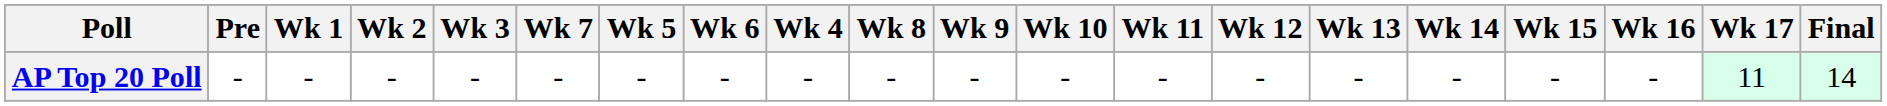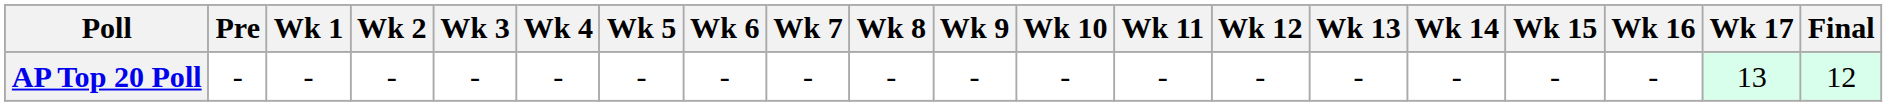columns swapped: (808, 28) <-> (558, 28)
(1752, 76) 11 -> (1752, 76) 13
(1841, 76) 14 -> (1841, 76) 12
